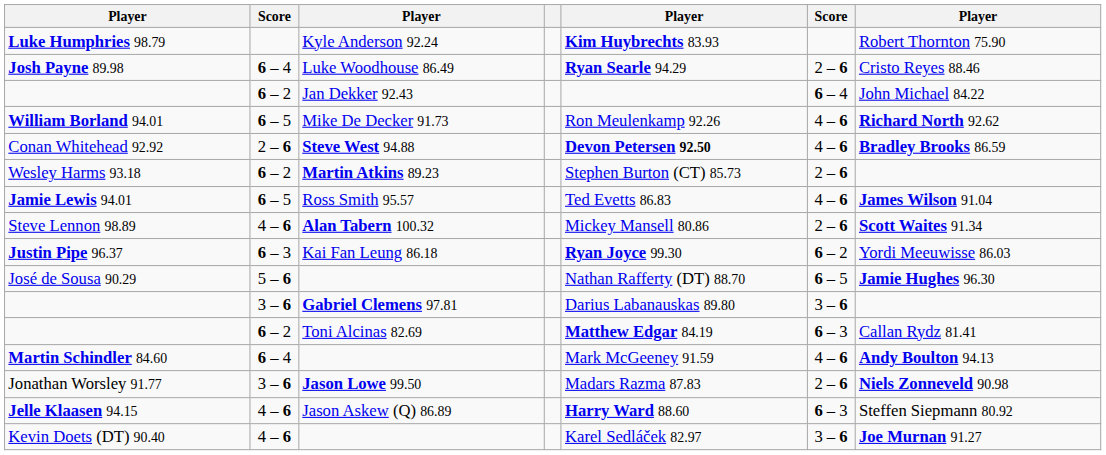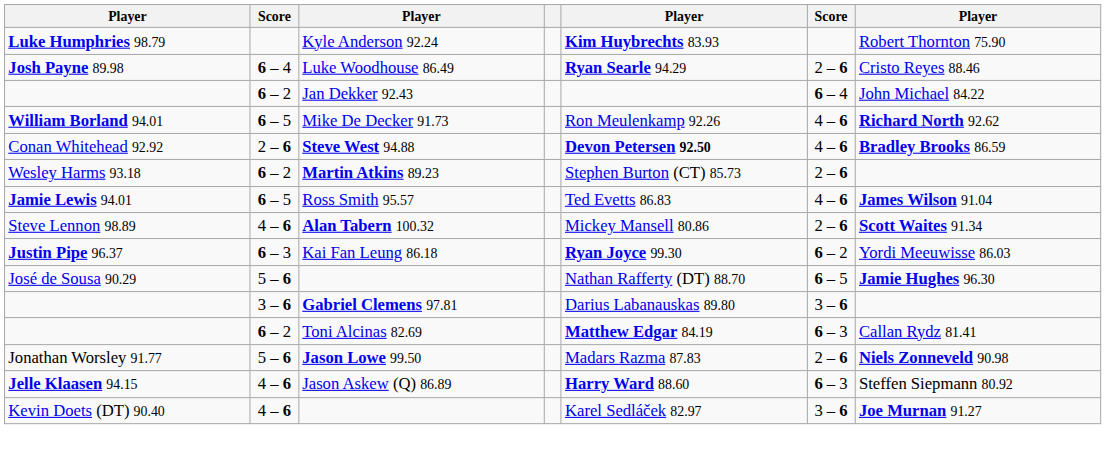- row: (88, 357)
(274, 383) 3 – 6 -> (274, 357) 5 – 6
